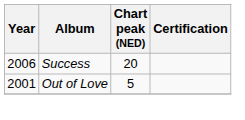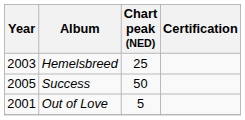+ row: (80, 63)
(22, 63) 2006 -> (22, 84) 2005
(131, 63) 20 -> (140, 84) 50
